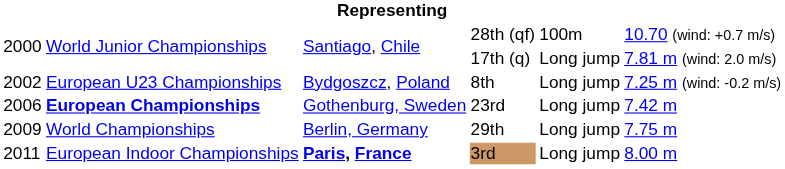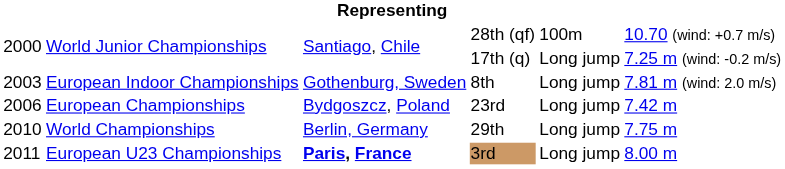(700, 58) 7.81 m (wind: 2.0 m/s) -> (703, 58) 7.25 m (wind: -0.2 m/s)
(22, 82) 2002 -> (22, 82) 2003
(164, 82) European U23 Championships -> (172, 82) European Indoor Championships
(376, 82) Bydgoszcz, Poland -> (385, 82) Gothenburg, Sweden
(703, 82) 7.25 m (wind: -0.2 m/s) -> (700, 82) 7.81 m (wind: 2.0 m/s)
(153, 105) bold -> (145, 105) normal
(385, 105) Gothenburg, Sweden -> (376, 105) Bydgoszcz, Poland
(22, 129) 2009 -> (22, 129) 2010
(172, 153) European Indoor Championships -> (164, 153) European U23 Championships
